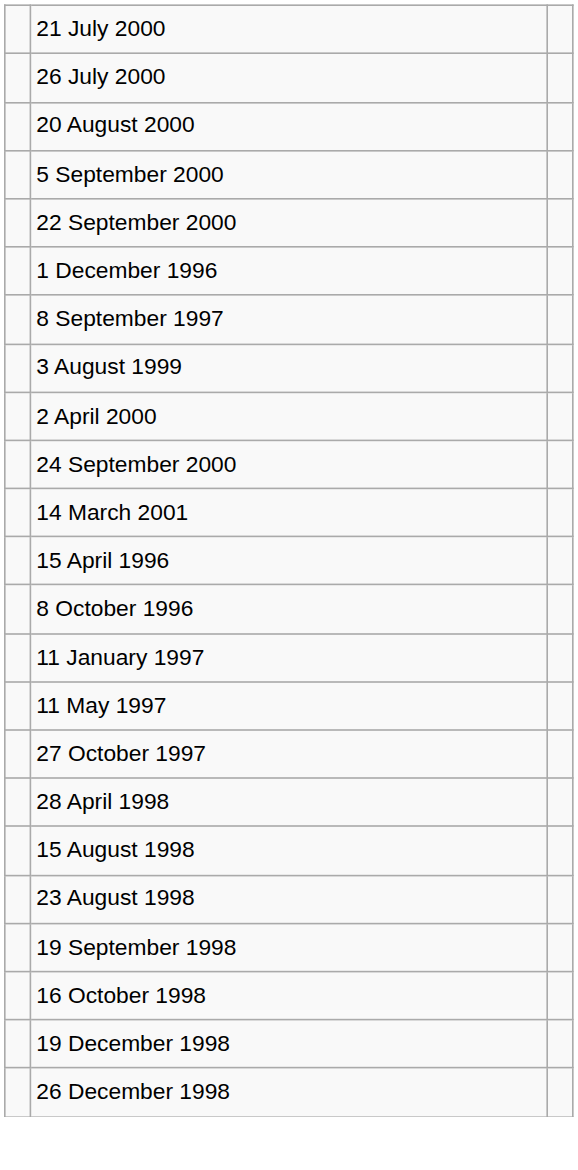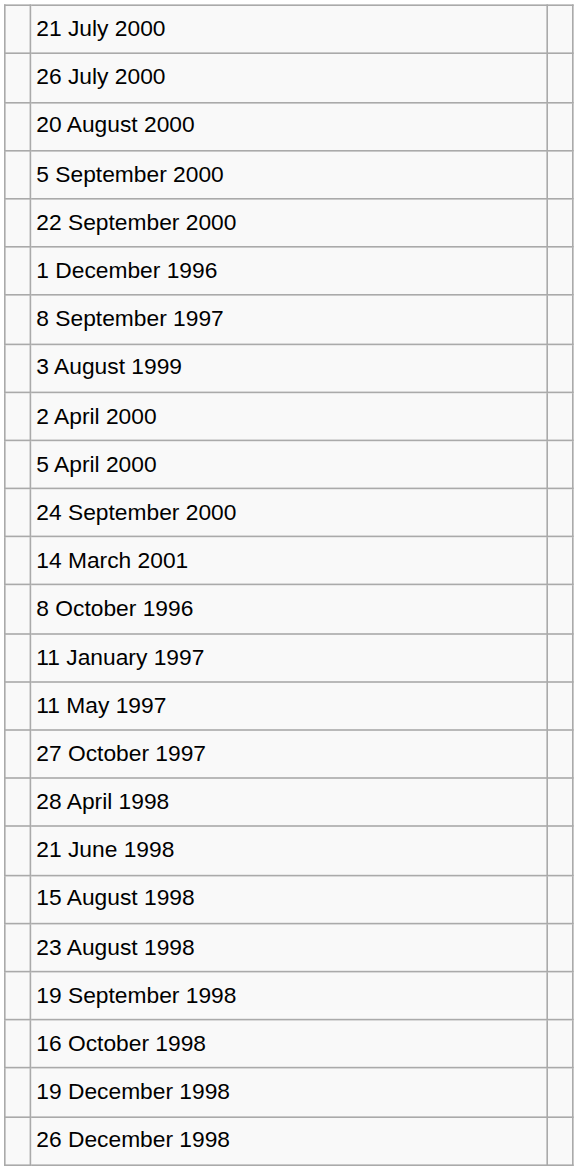+ row: (96, 463)
- row: (103, 560)
+ row: (105, 850)
